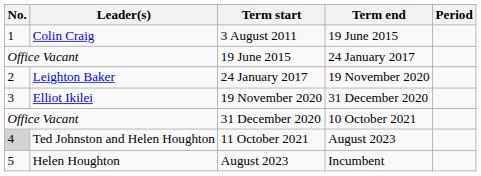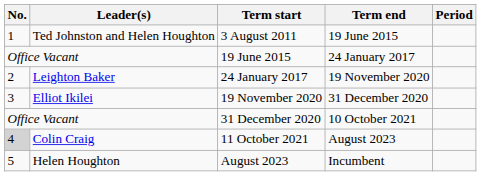(64, 35) Colin Craig -> (124, 35) Ted Johnston and Helen Houghton
(124, 139) Ted Johnston and Helen Houghton -> (64, 139) Colin Craig
